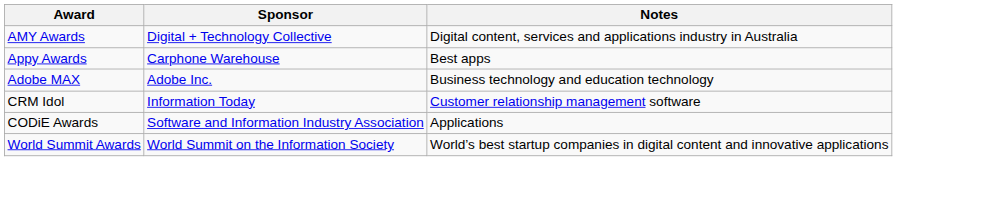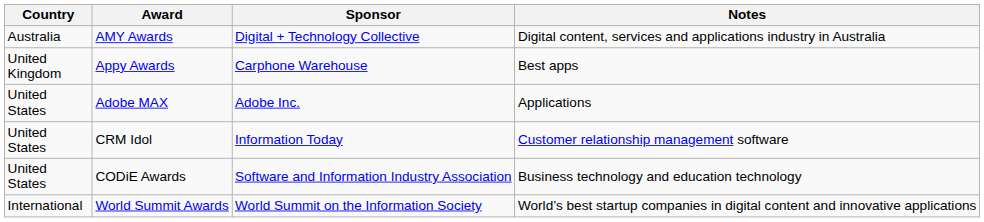+ column: (48, 15)
(572, 79) Business technology and education technology -> (555, 102) Applications
(467, 123) Applications -> (660, 176) Business technology and education technology
